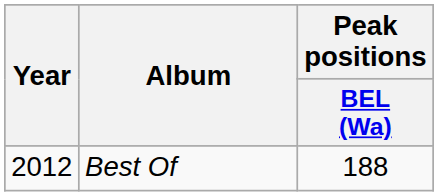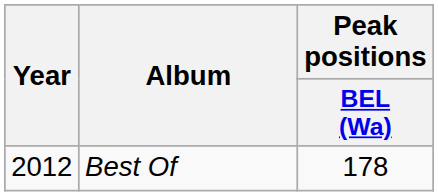(365, 167) 188 -> (365, 167) 178
